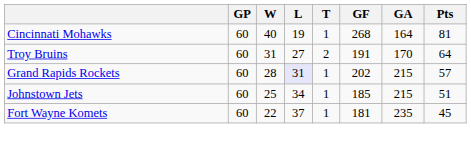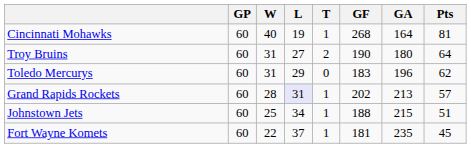(361, 53) 191 -> (361, 53) 190
(403, 53) 170 -> (403, 53) 180
+ row: (50, 73)
(403, 73) 215 -> (403, 93) 213
(361, 93) 185 -> (361, 113) 188
